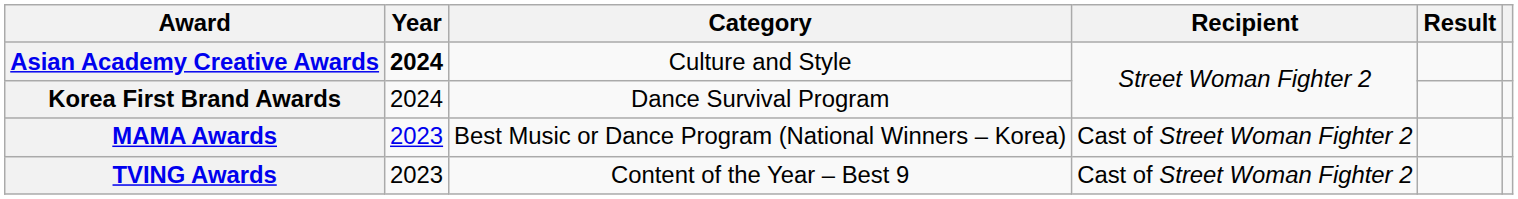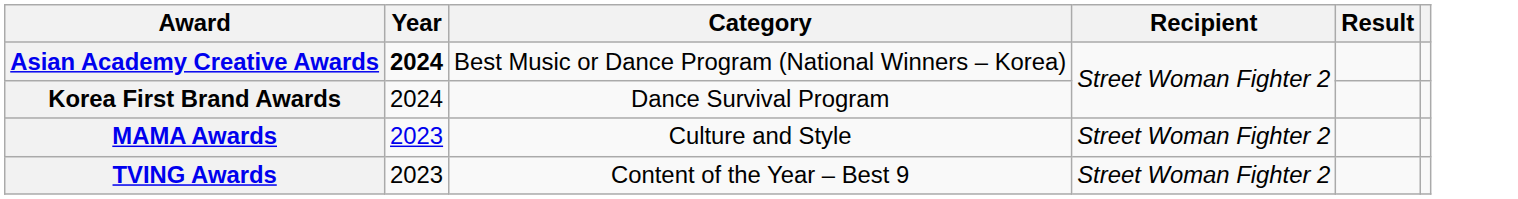(760, 61) Culture and Style -> (760, 61) Best Music or Dance Program (National Winners – Korea)
(760, 136) Best Music or Dance Program (National Winners – Korea) -> (760, 136) Culture and Style
(1245, 136) Cast of Street Woman Fighter 2 -> (1204, 136) Street Woman Fighter 2
(1245, 174) Cast of Street Woman Fighter 2 -> (1204, 174) Street Woman Fighter 2
